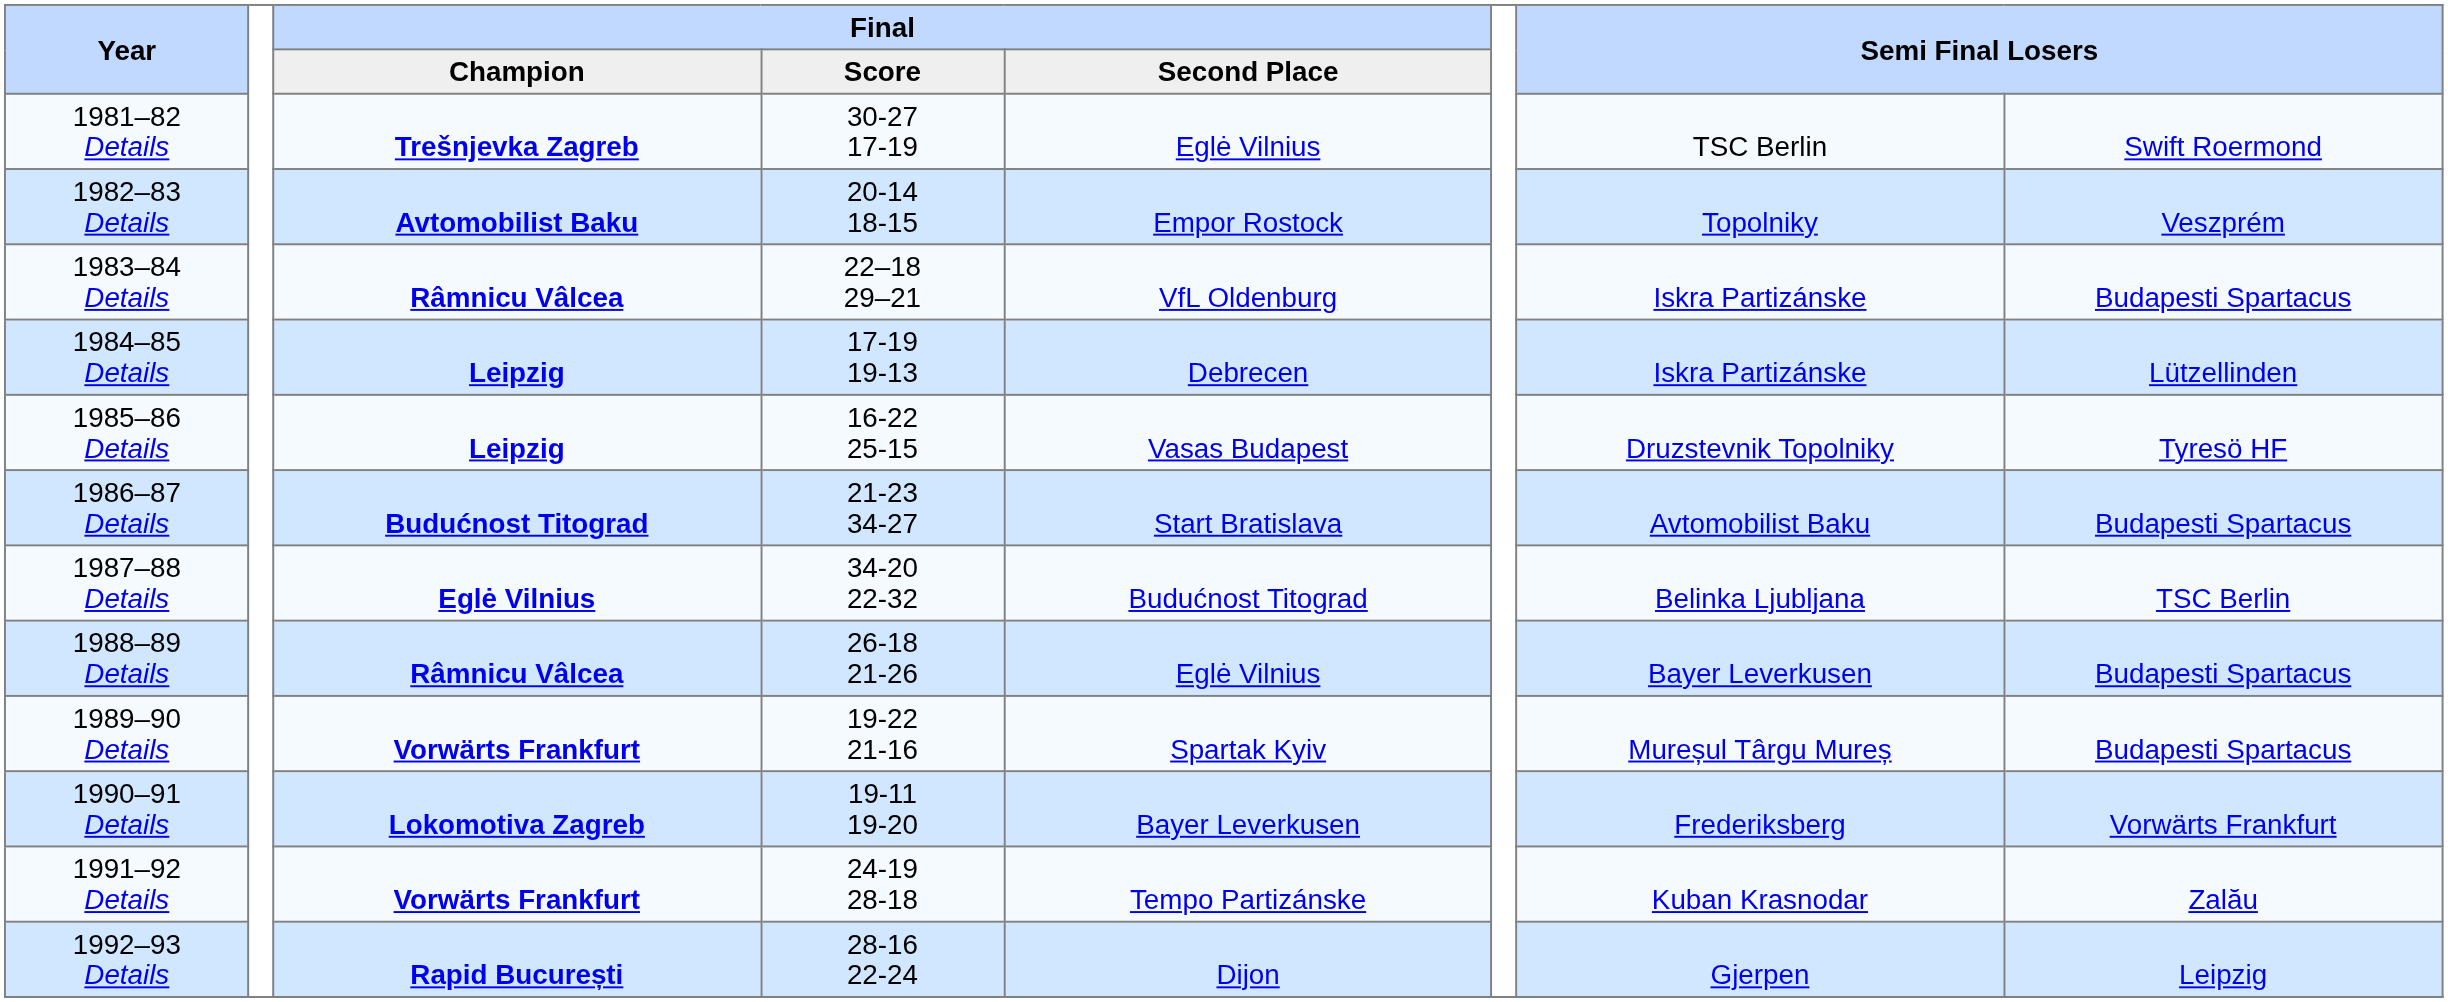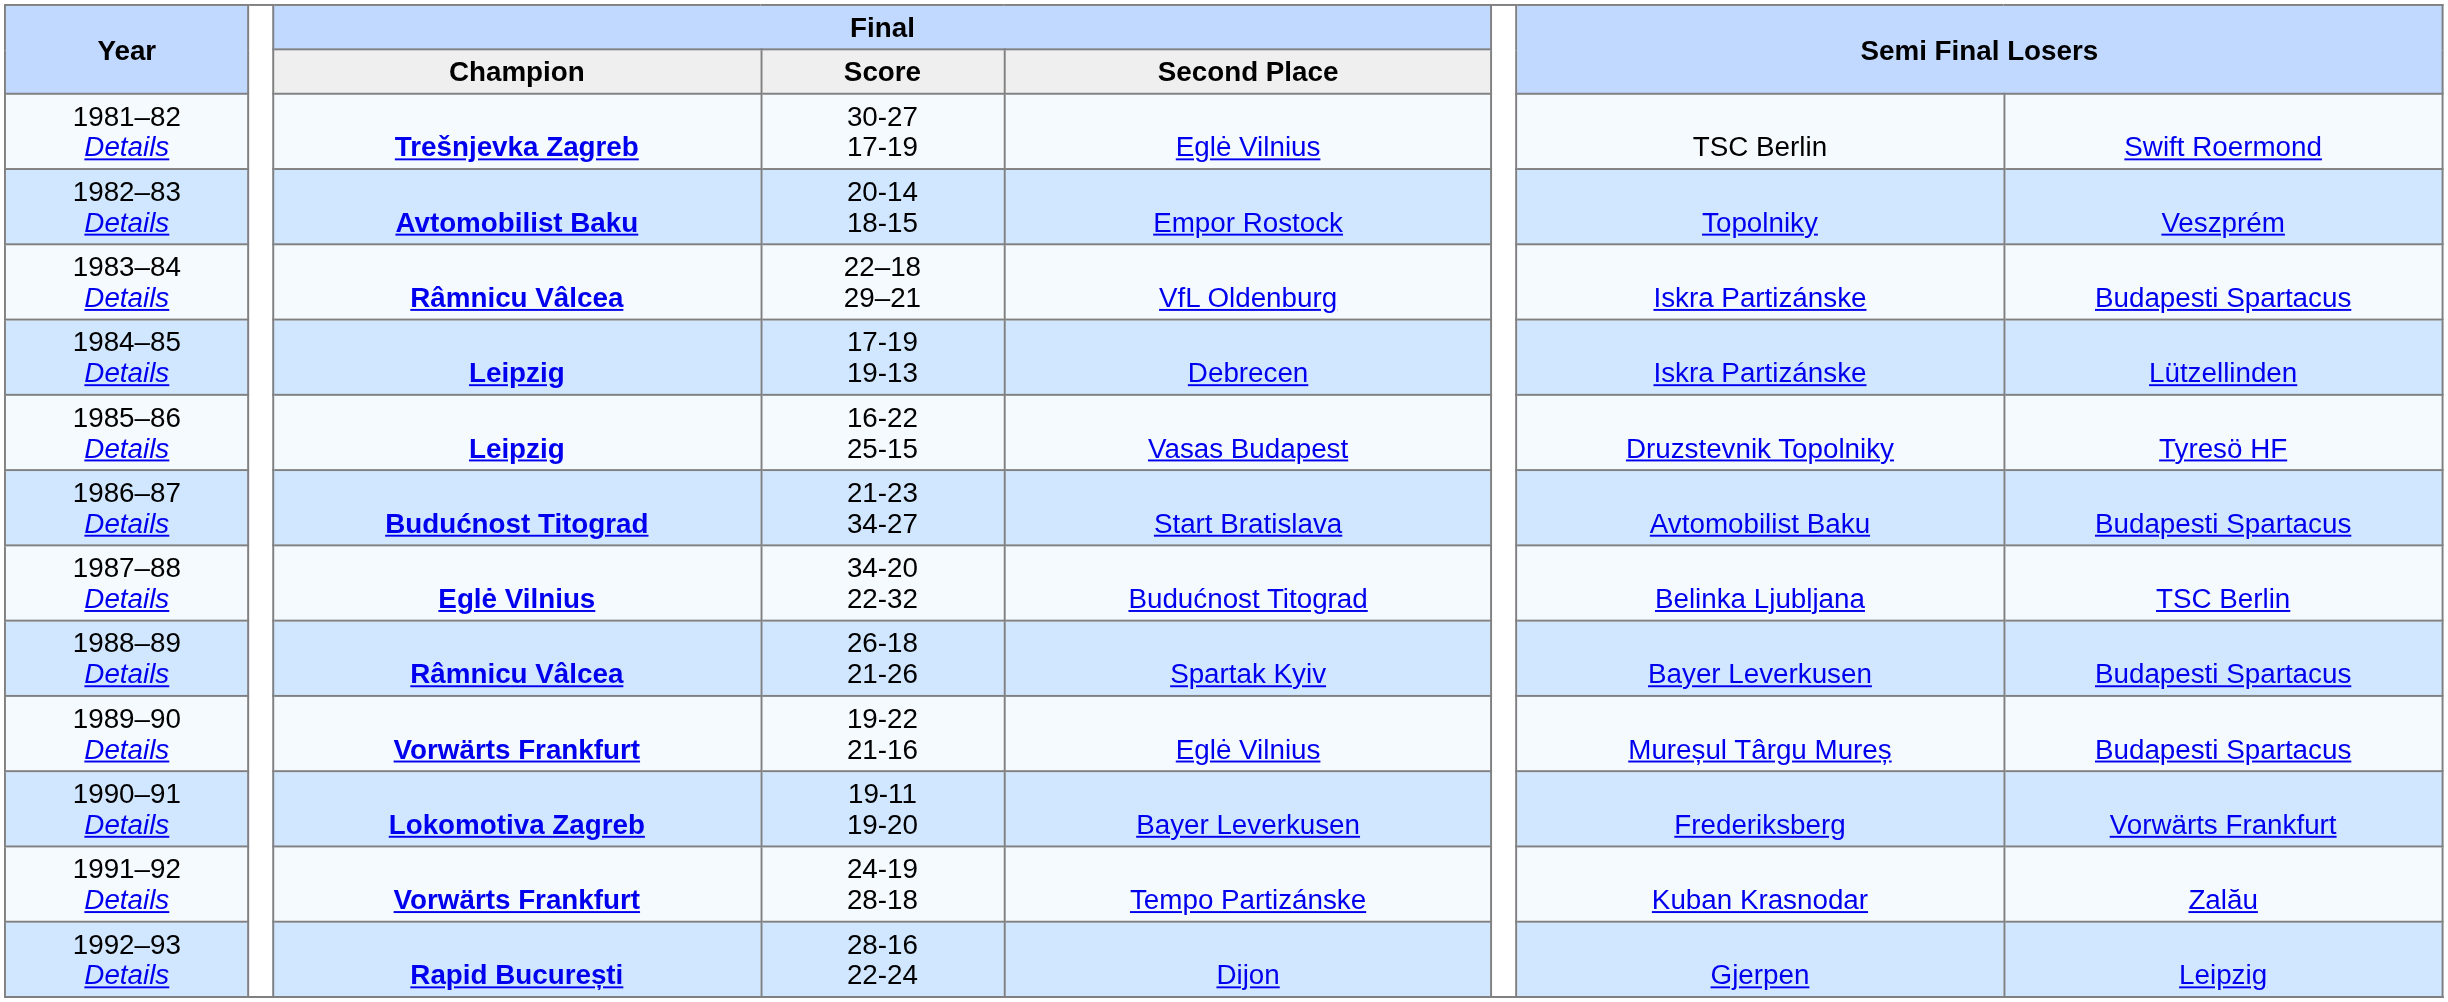(1248, 674) Eglė Vilnius -> (1248, 674) Spartak Kyiv
(1248, 749) Spartak Kyiv -> (1248, 749) Eglė Vilnius
